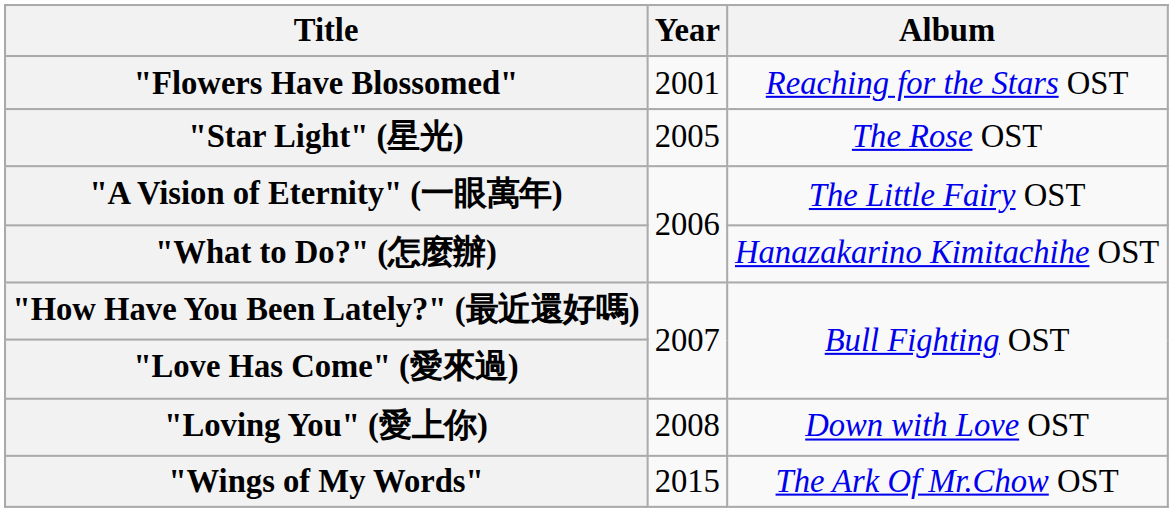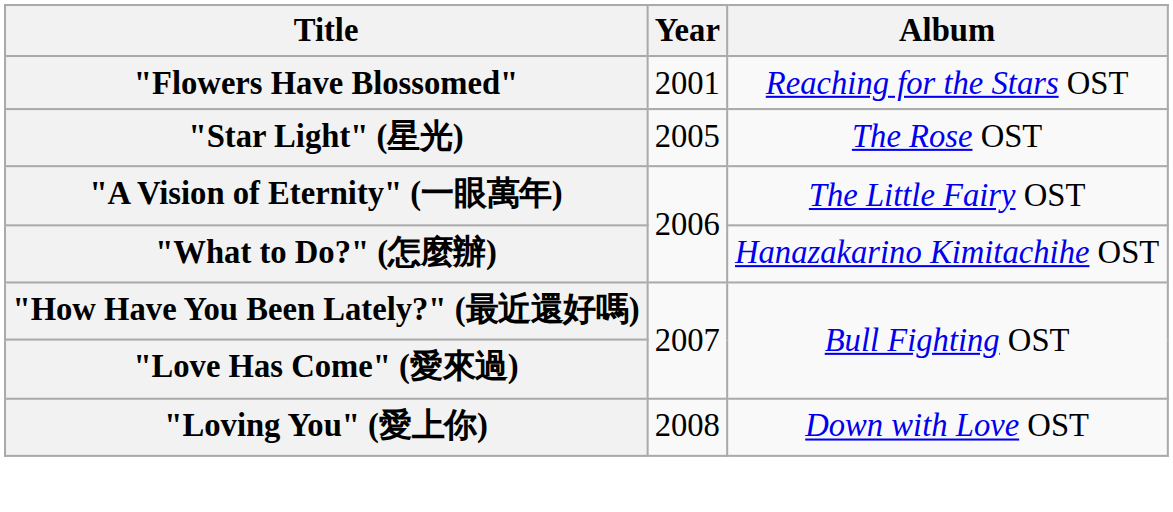- row: (326, 481)
